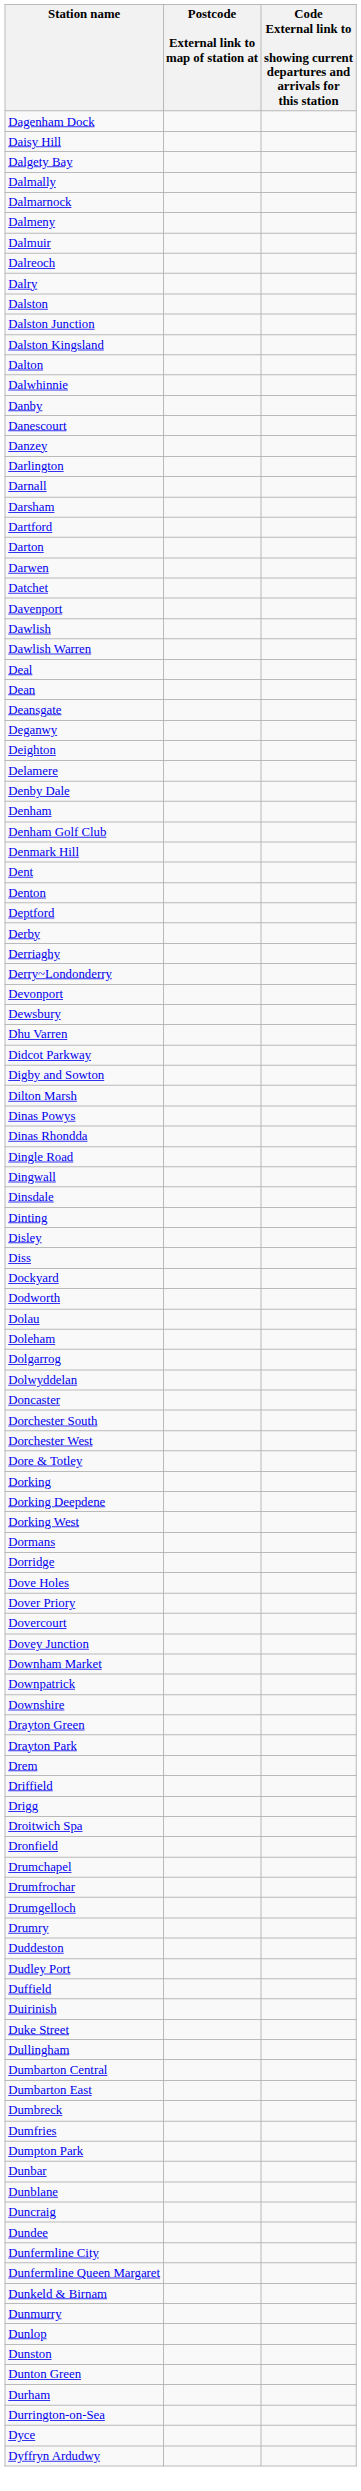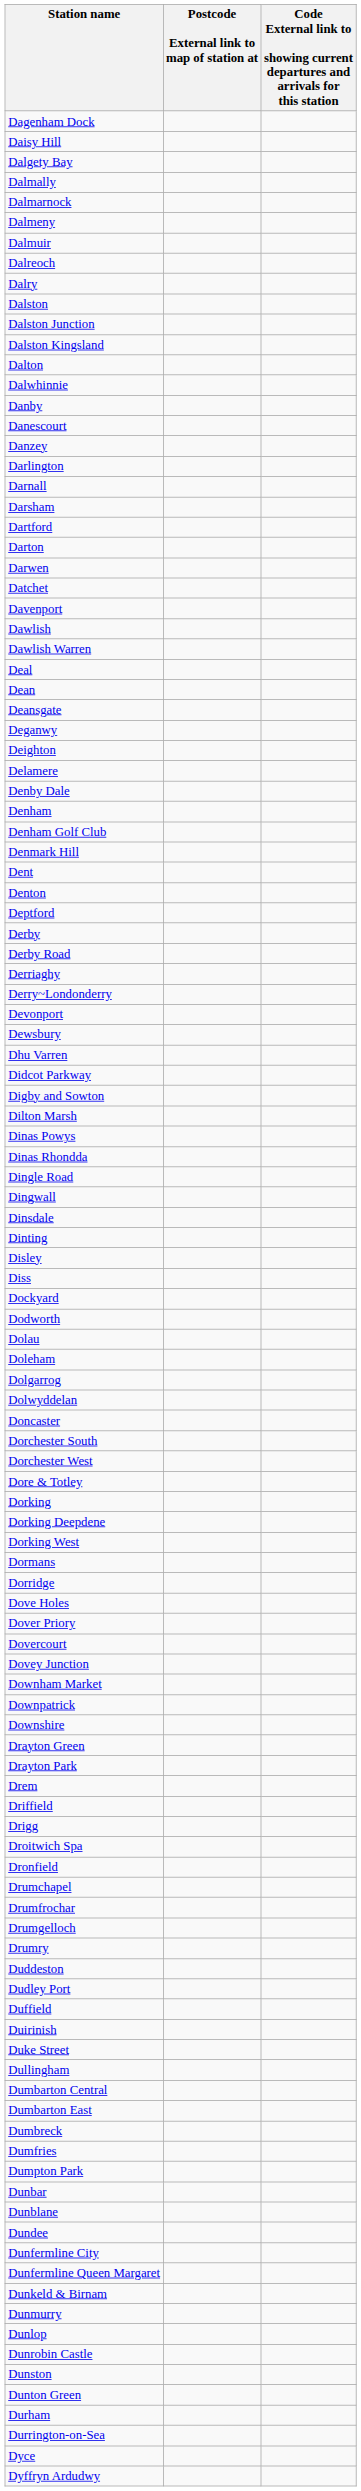+ row: (39, 953)
- row: (32, 2212)
+ row: (50, 2354)
